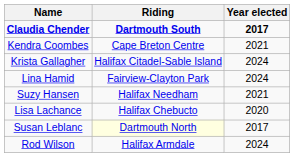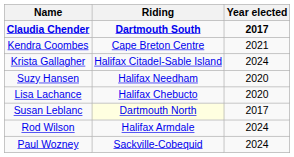- row: (48, 78)
(257, 95) 2021 -> (257, 78) 2020
+ row: (48, 144)
